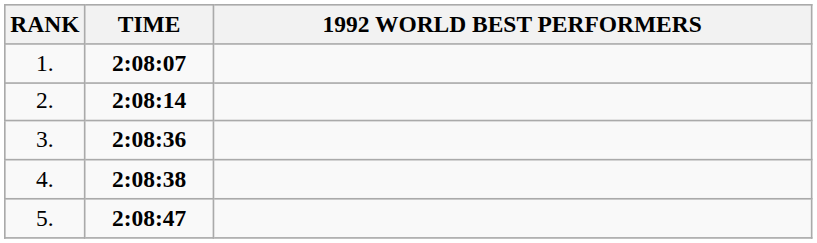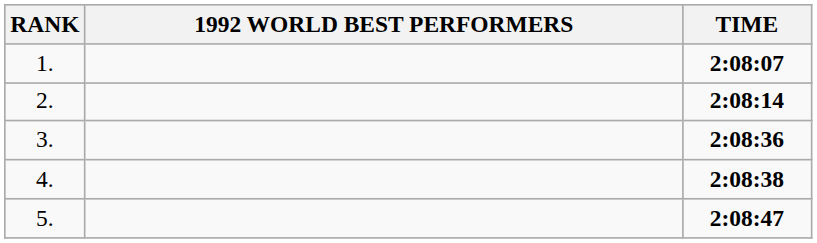columns swapped: (512, 24) <-> (149, 24)
